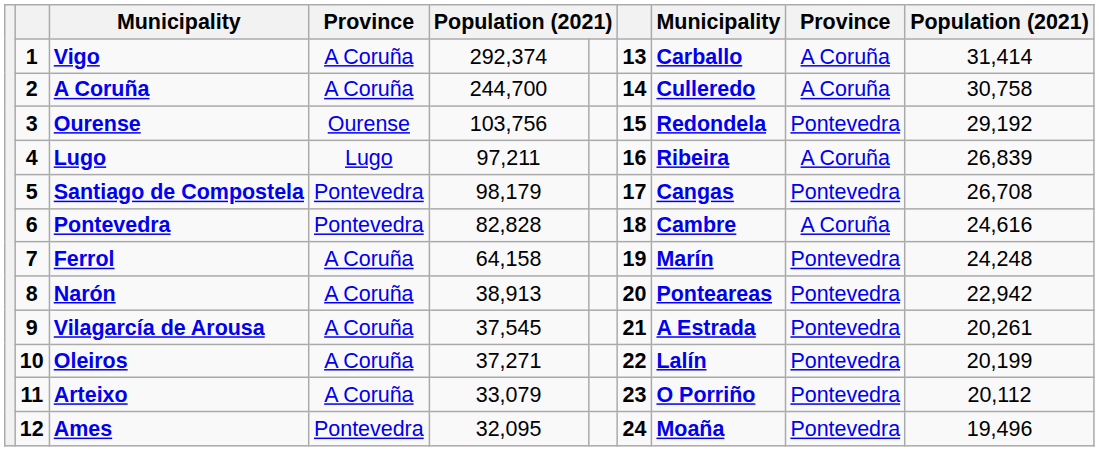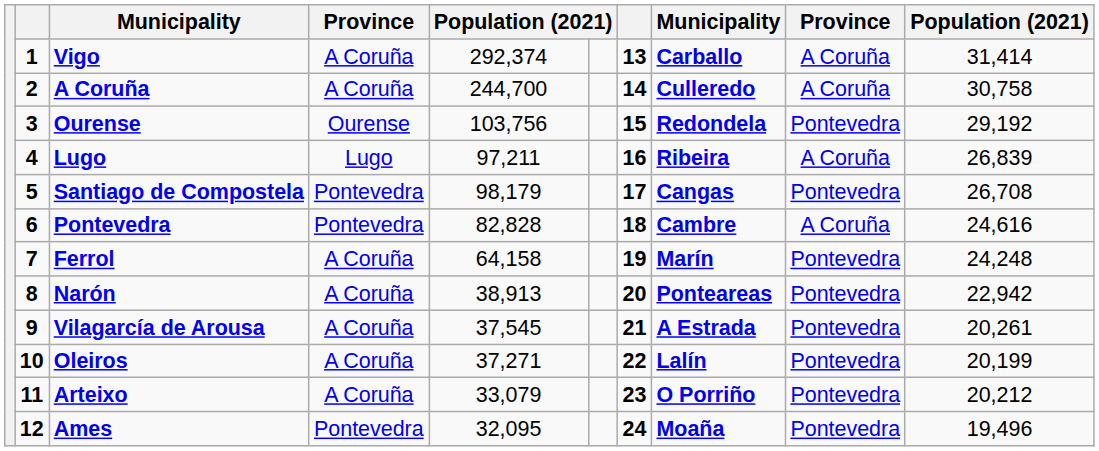(1000, 395) 20,112 -> (1000, 395) 20,212
